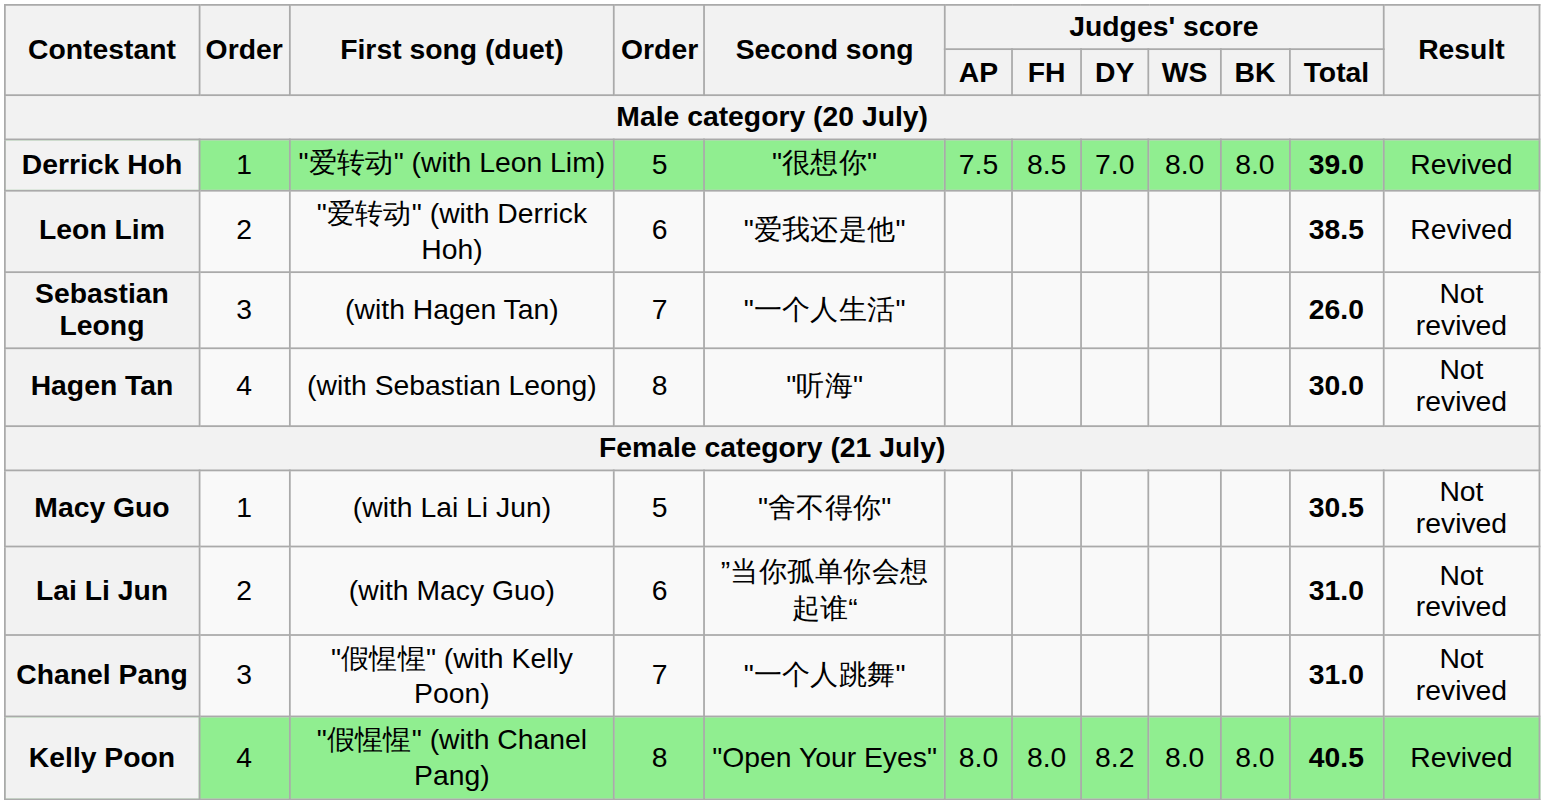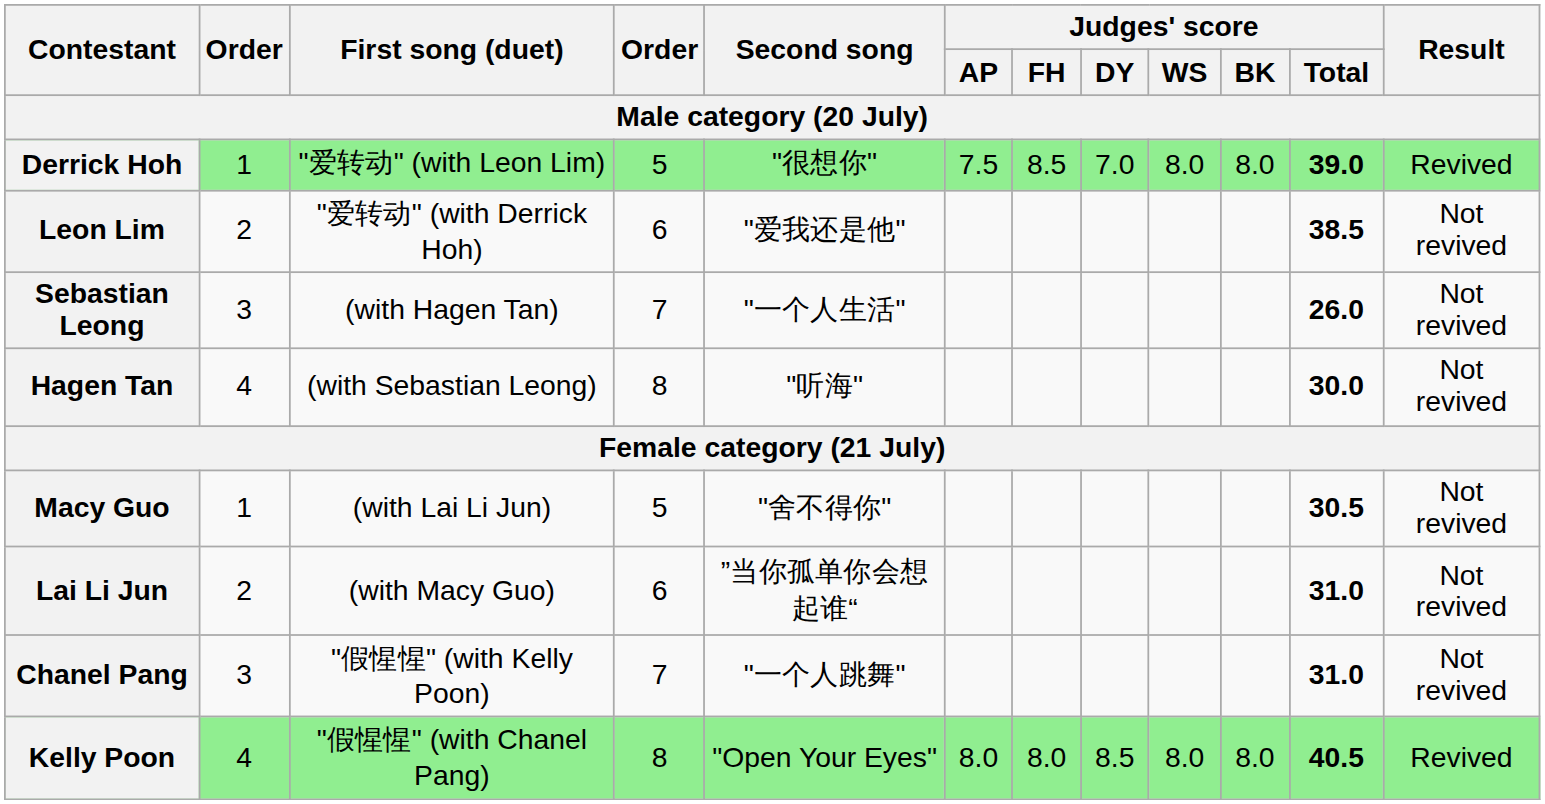(1461, 230) Revived -> (1461, 230) Not revived
(1115, 757) 8.2 -> (1115, 757) 8.5
